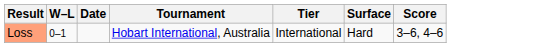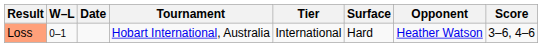+ column: (440, 14)
